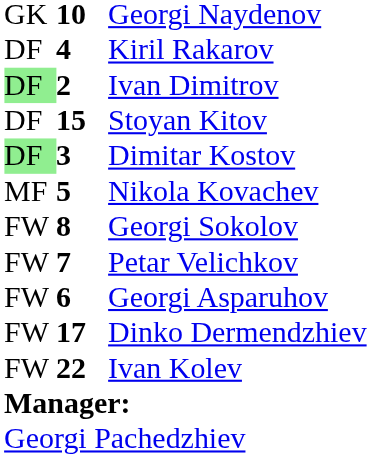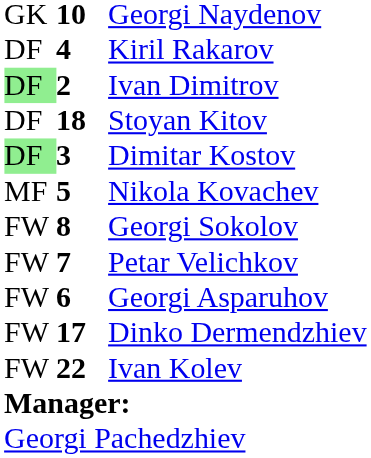(71, 120) 15 -> (71, 120) 18
